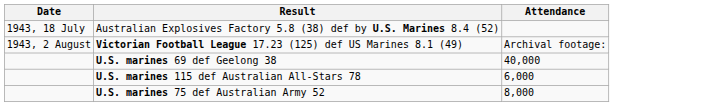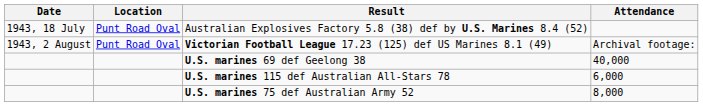+ column: (138, 13)
